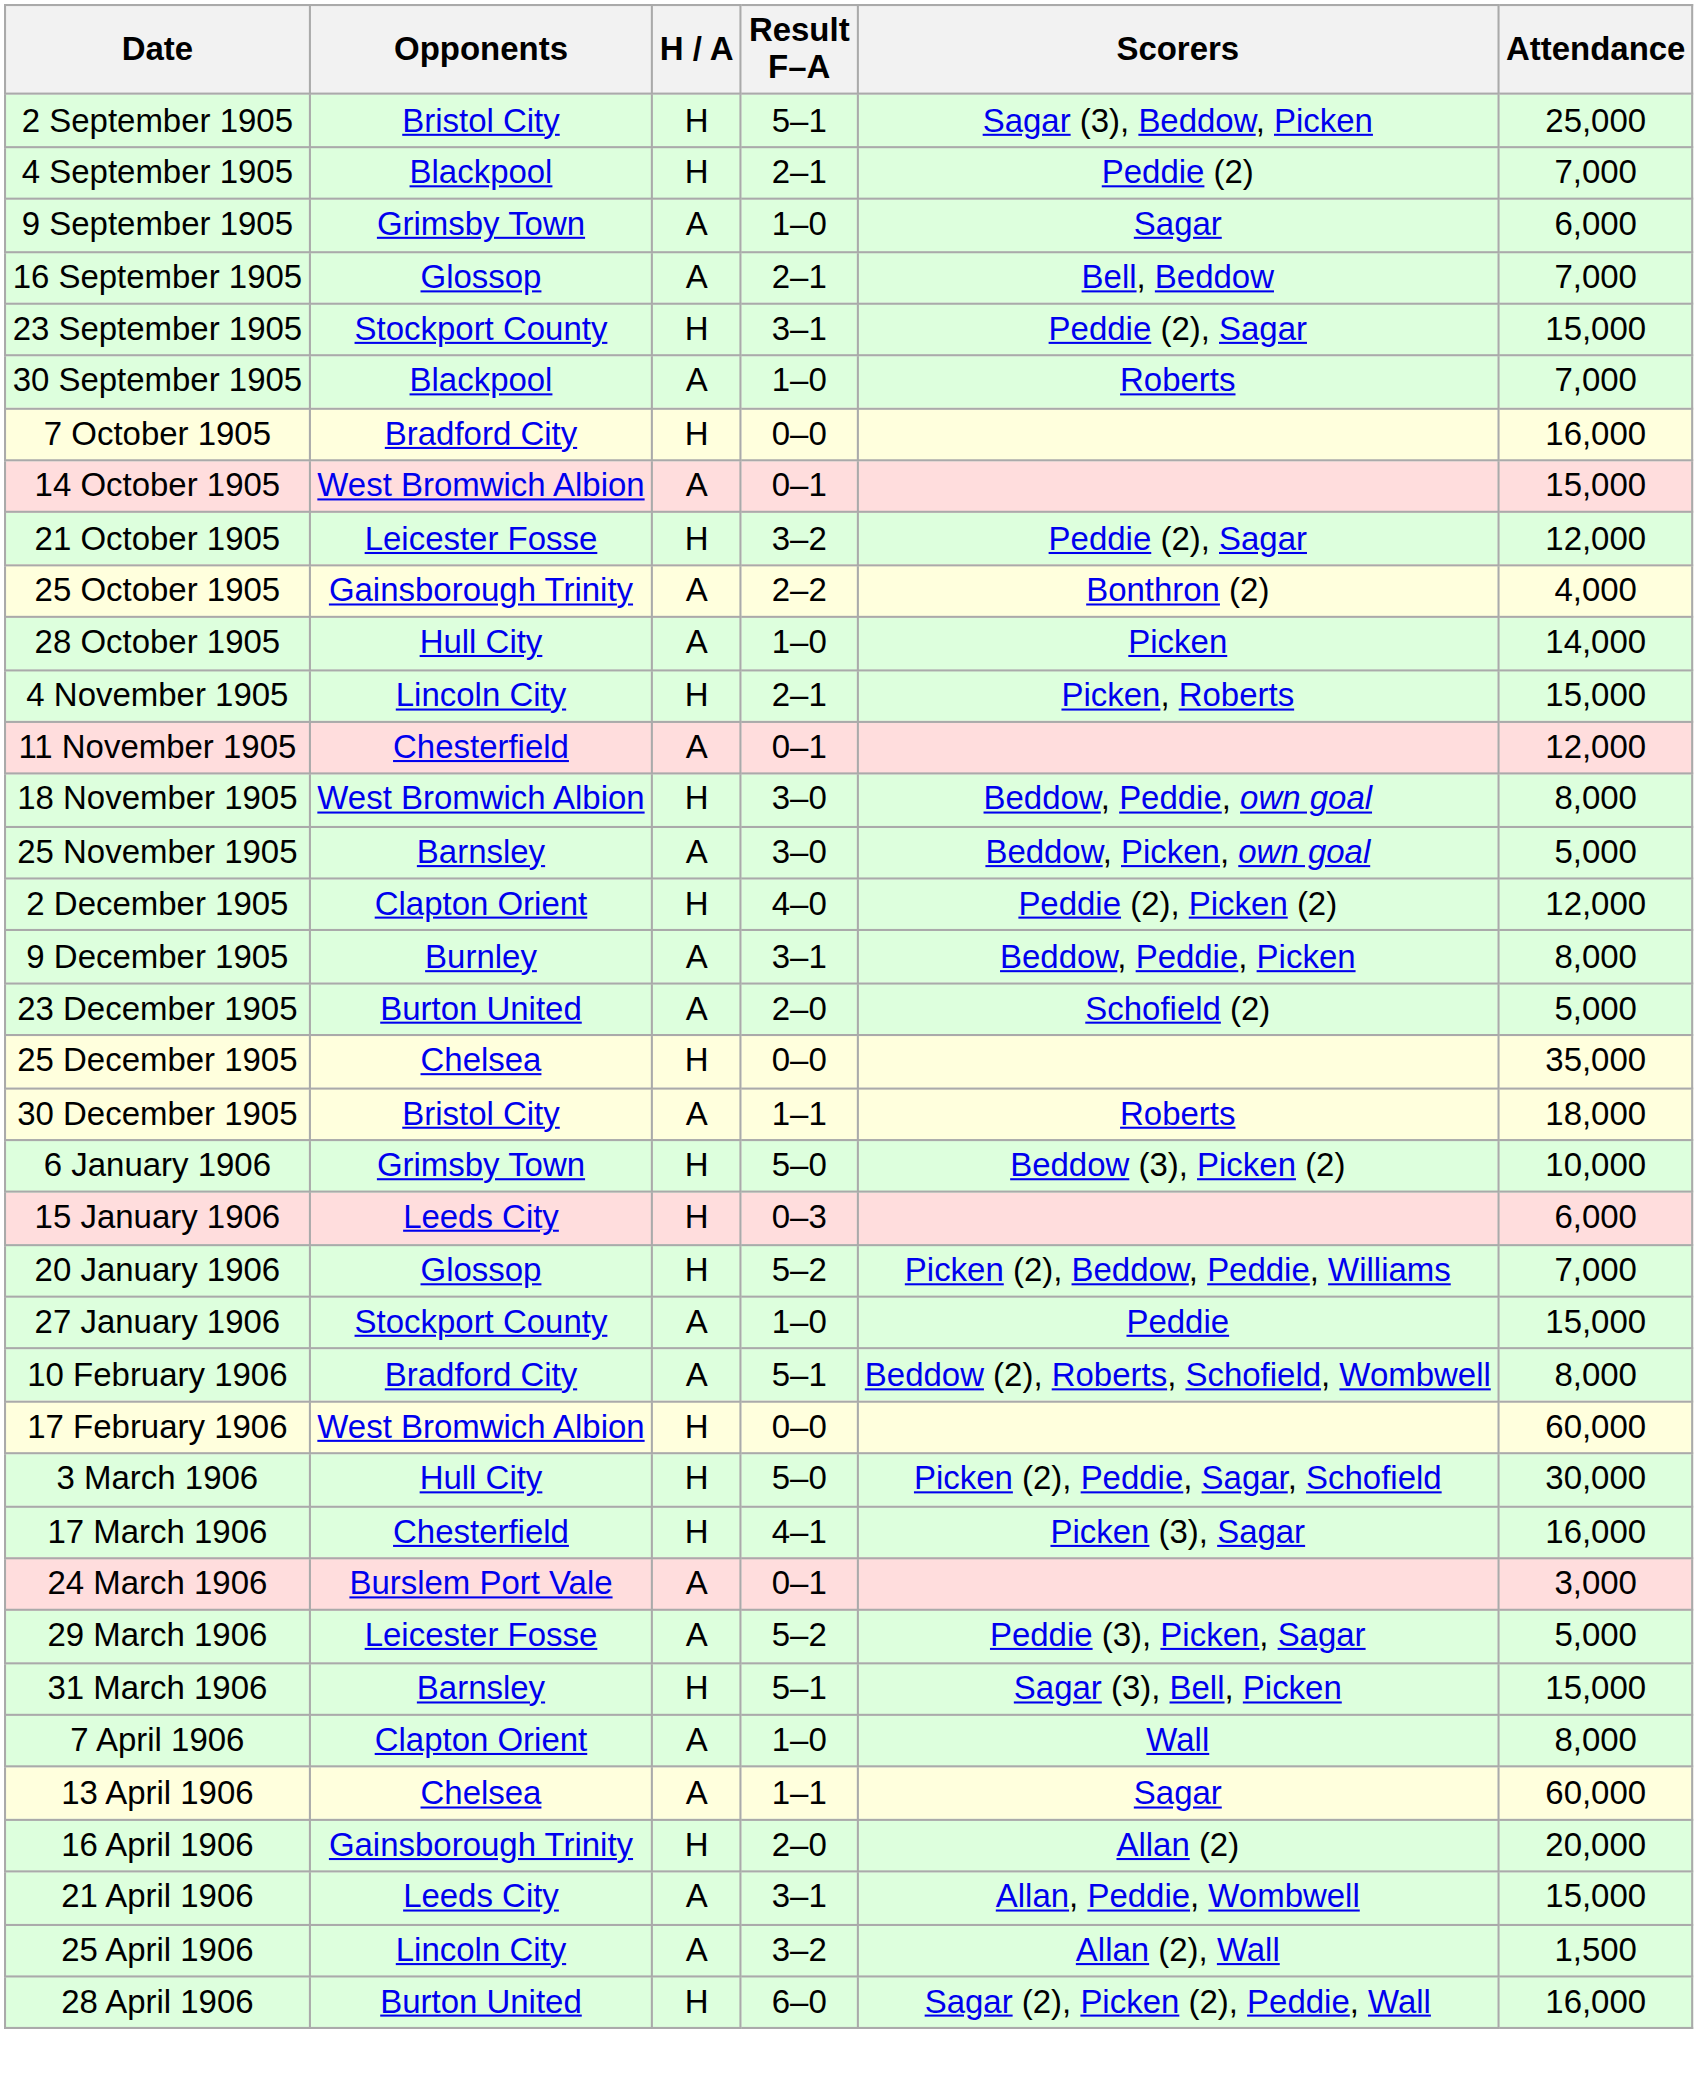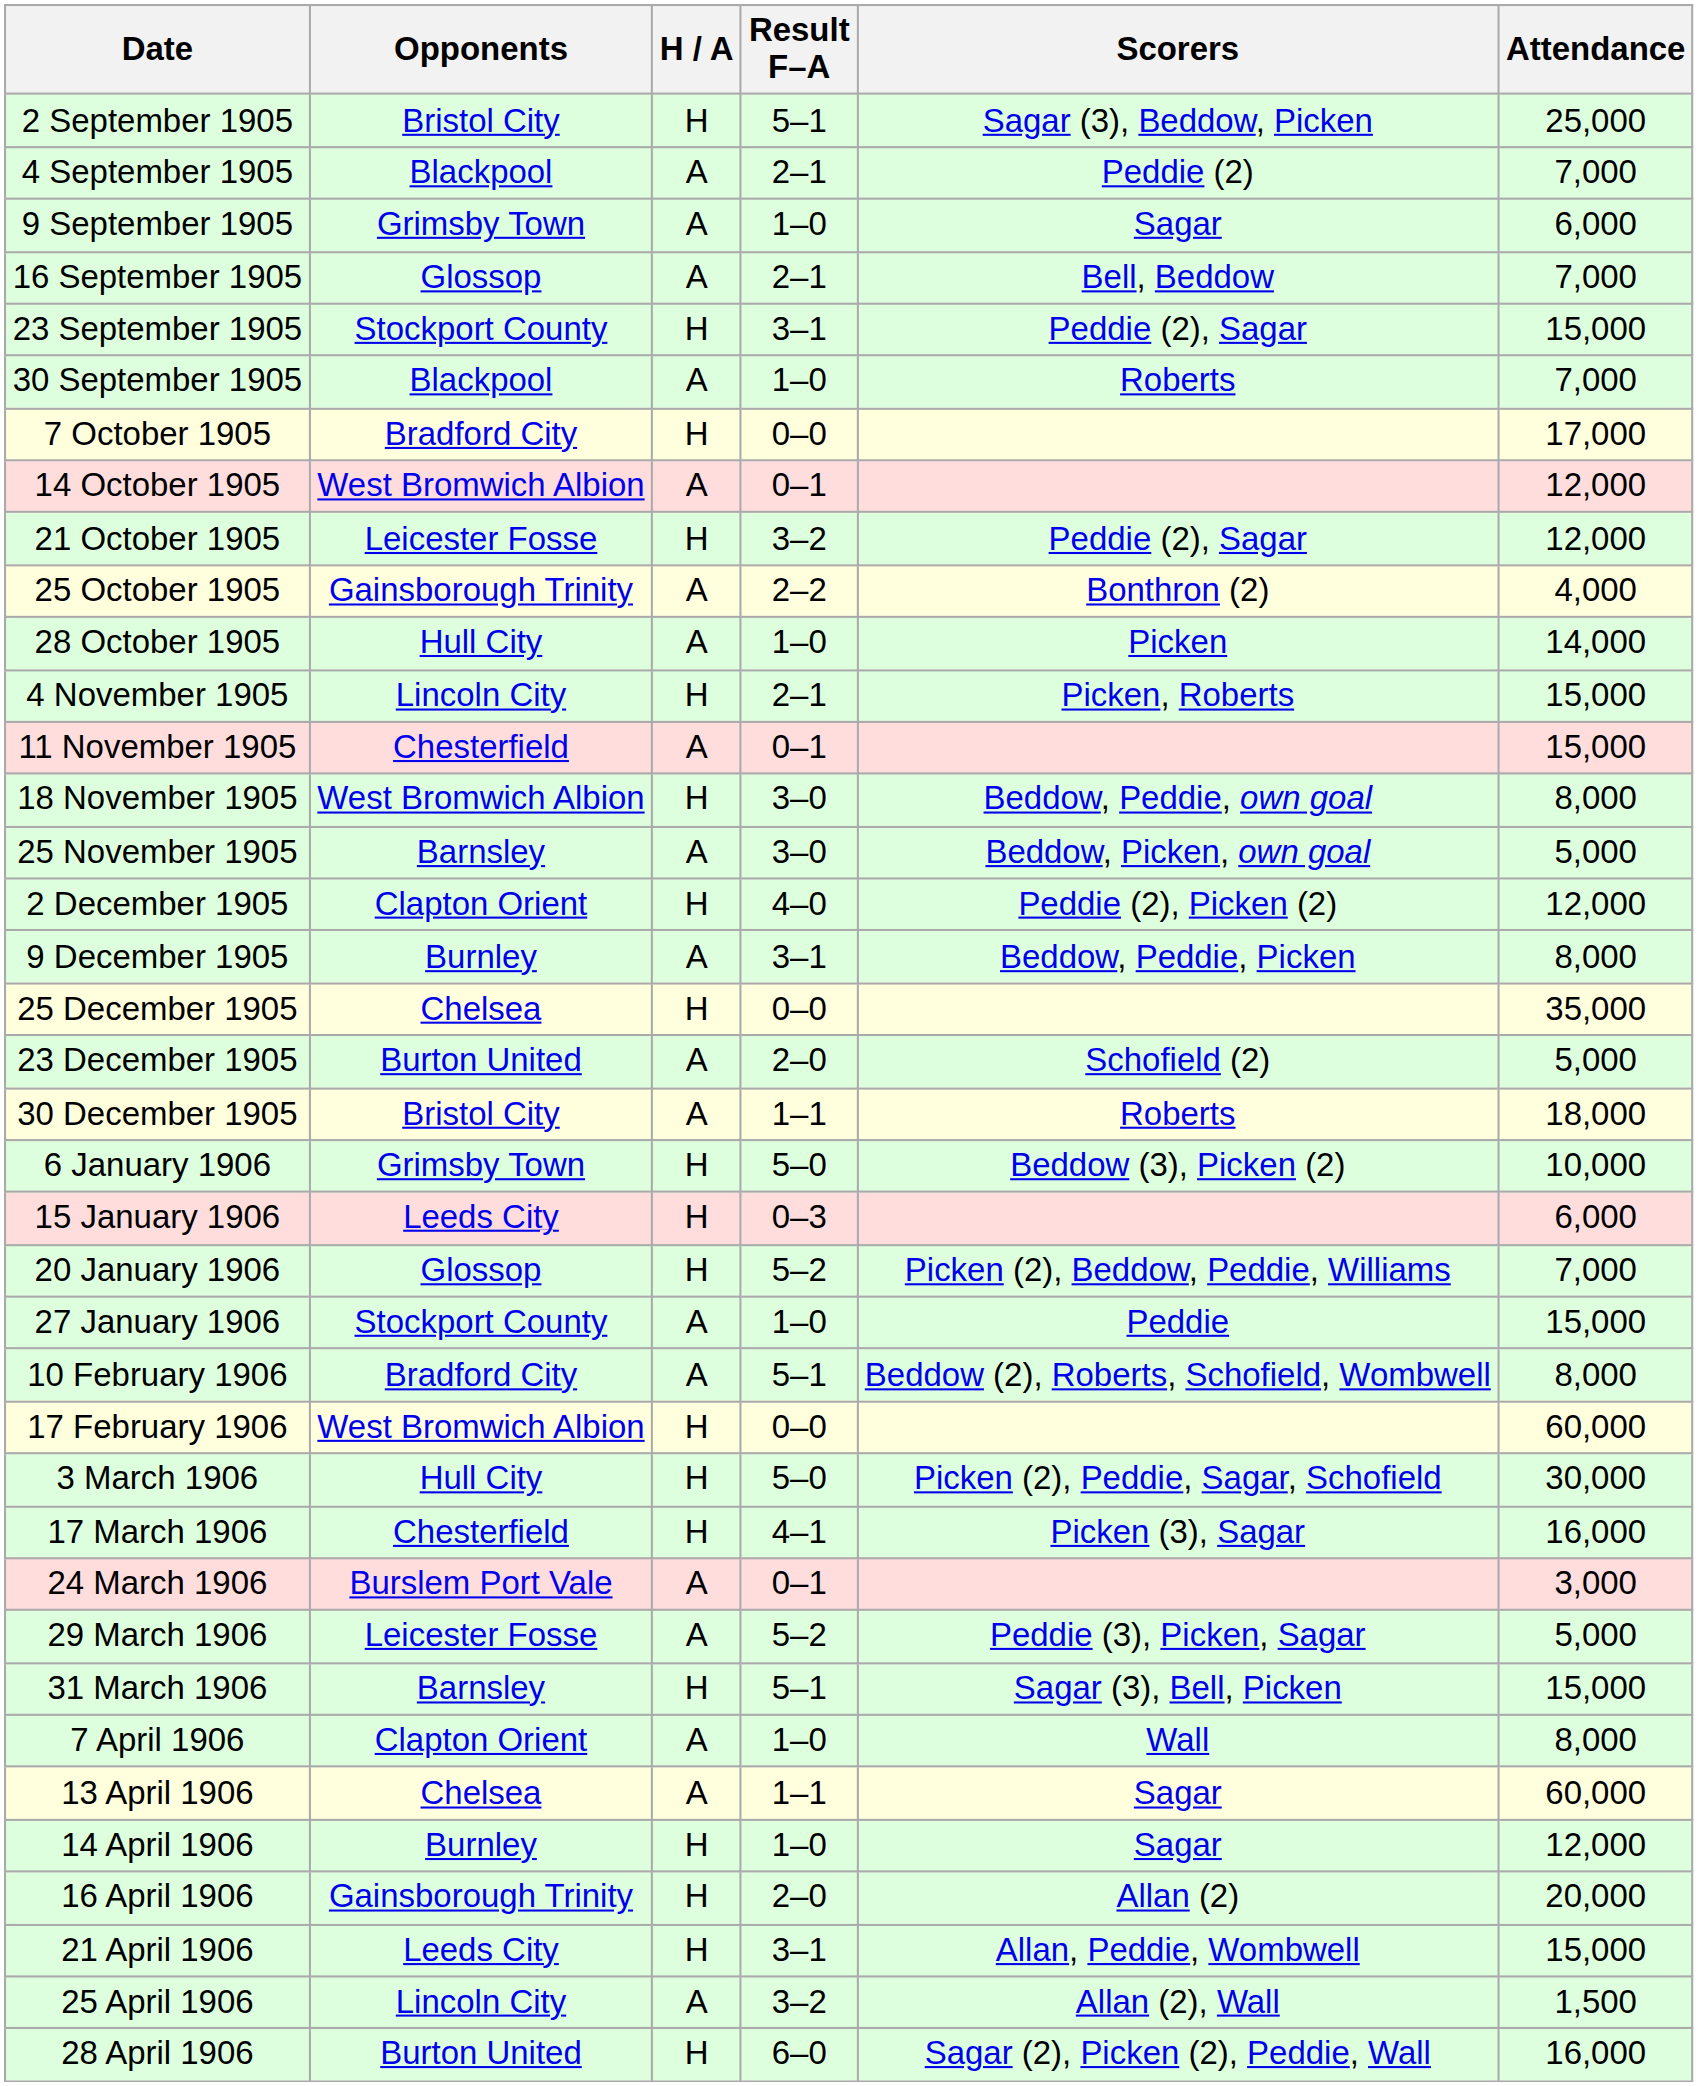(697, 172) H -> (697, 172) A
(1596, 433) 16,000 -> (1596, 433) 17,000
(1596, 485) 15,000 -> (1596, 485) 12,000
(1596, 747) 12,000 -> (1596, 747) 15,000
rows swapped: (157, 1008) <-> (157, 1060)
+ row: (157, 1844)
(697, 1897) A -> (697, 1949) H
